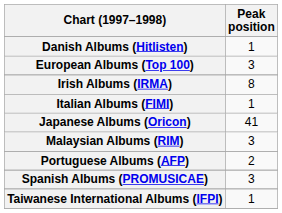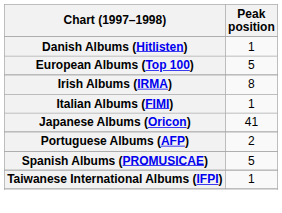(251, 65) 3 -> (251, 65) 5
- row: (115, 141)
(251, 179) 3 -> (251, 160) 5
